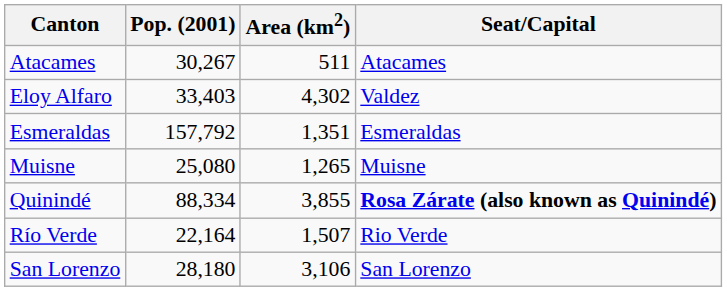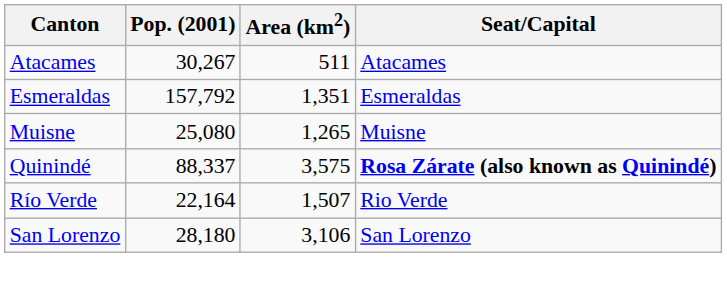- row: (61, 96)
(206, 200) 88,334 -> (206, 165) 88,337
(326, 200) 3,855 -> (326, 165) 3,575
